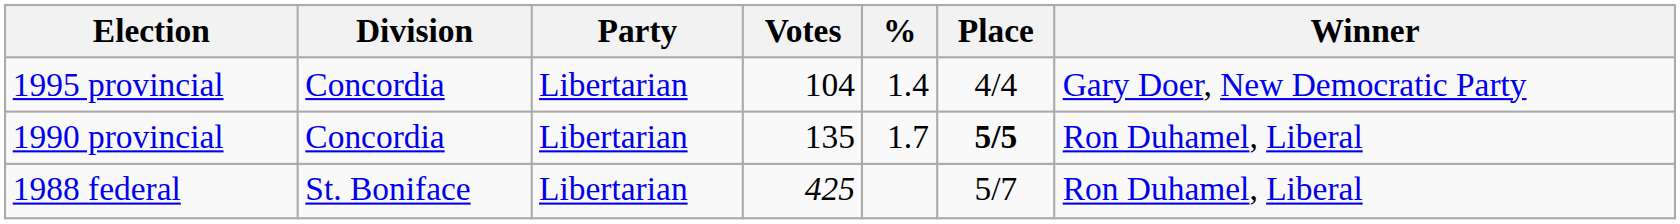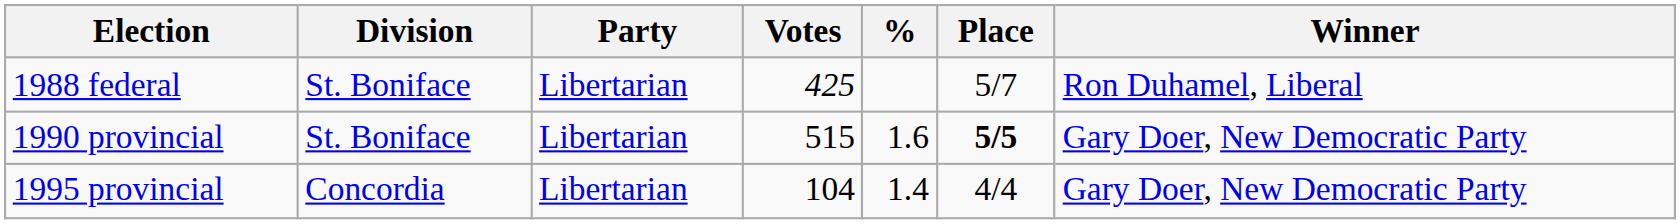rows swapped: (97, 190) <-> (118, 84)
(375, 137) Concordia -> (388, 137) St. Boniface
(830, 137) 135 -> (830, 137) 515
(908, 137) 1.7 -> (908, 137) 1.6
(1213, 137) Ron Duhamel, Liberal -> (1295, 137) Gary Doer, New Democratic Party
